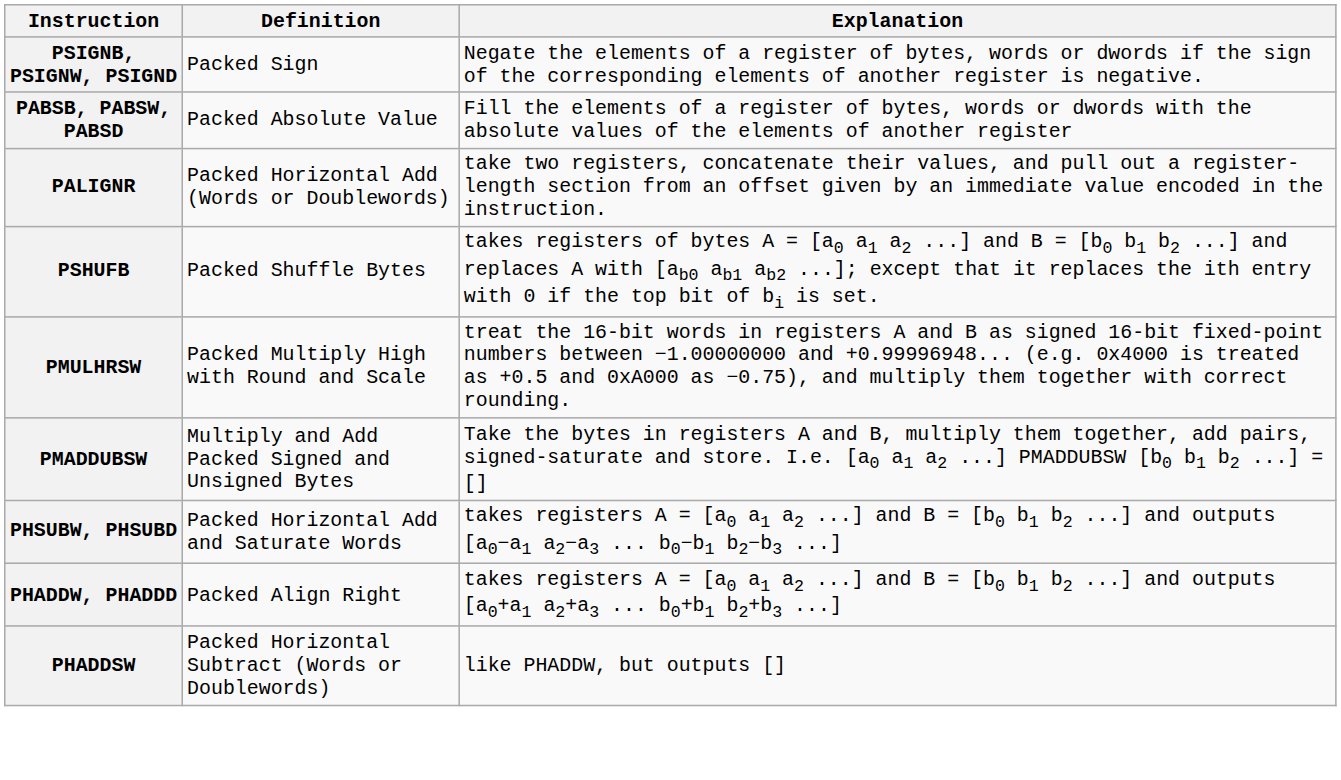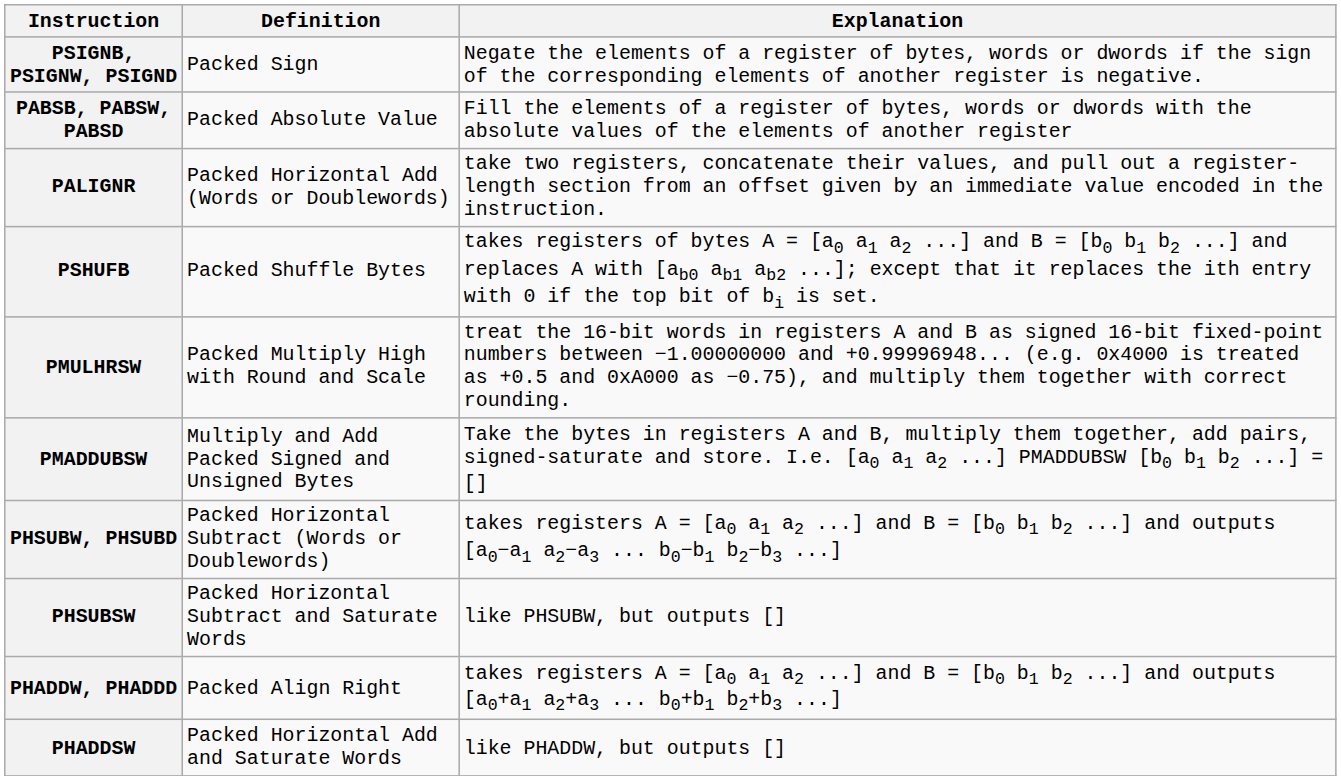(312, 532) Packed Horizontal Add and Saturate Words -> (295, 539) Packed Horizontal Subtract (Words or Doublewords)
+ row: (94, 617)
(295, 666) Packed Horizontal Subtract (Words or Doublewords) -> (312, 748) Packed Horizontal Add and Saturate Words
